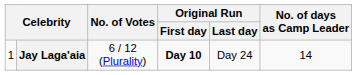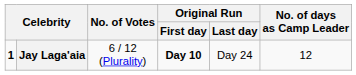(11, 55) normal -> (11, 55) bold
(306, 55) 14 -> (306, 55) 12
